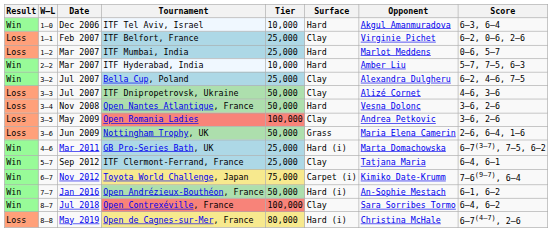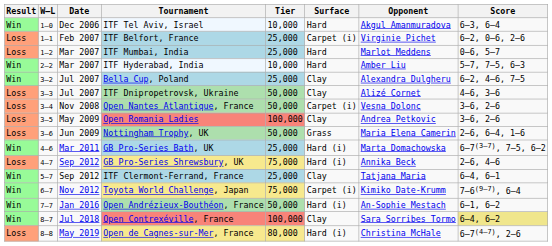(317, 38) Clay -> (332, 38) Carpet (i)
(317, 106) Hard -> (332, 106) Carpet (i)
+ row: (173, 162)
(480, 205) no background -> (480, 219) khaki background
